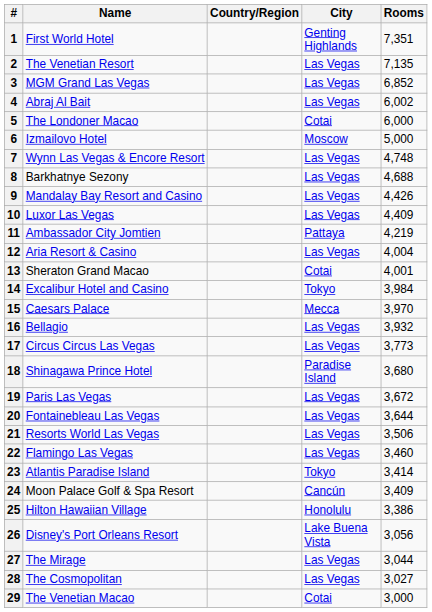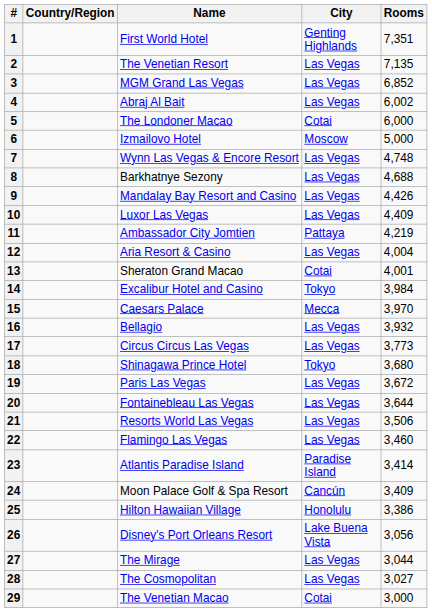columns swapped: (115, 13) <-> (254, 13)
(328, 371) Paradise Island -> (320, 365) Tokyo
(320, 472) Tokyo -> (328, 465) Paradise Island
